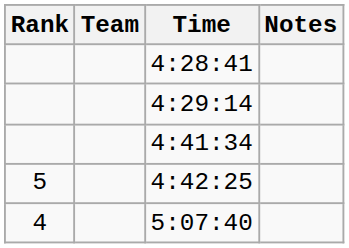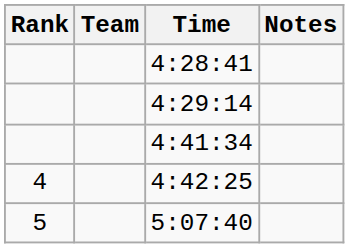(40, 183) 5 -> (40, 183) 4
(40, 223) 4 -> (40, 223) 5
